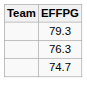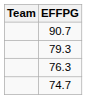+ row: (60, 31)
